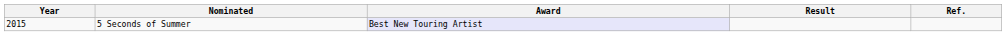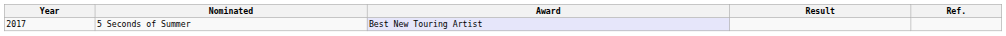(16, 24) 2015 -> (16, 24) 2017
